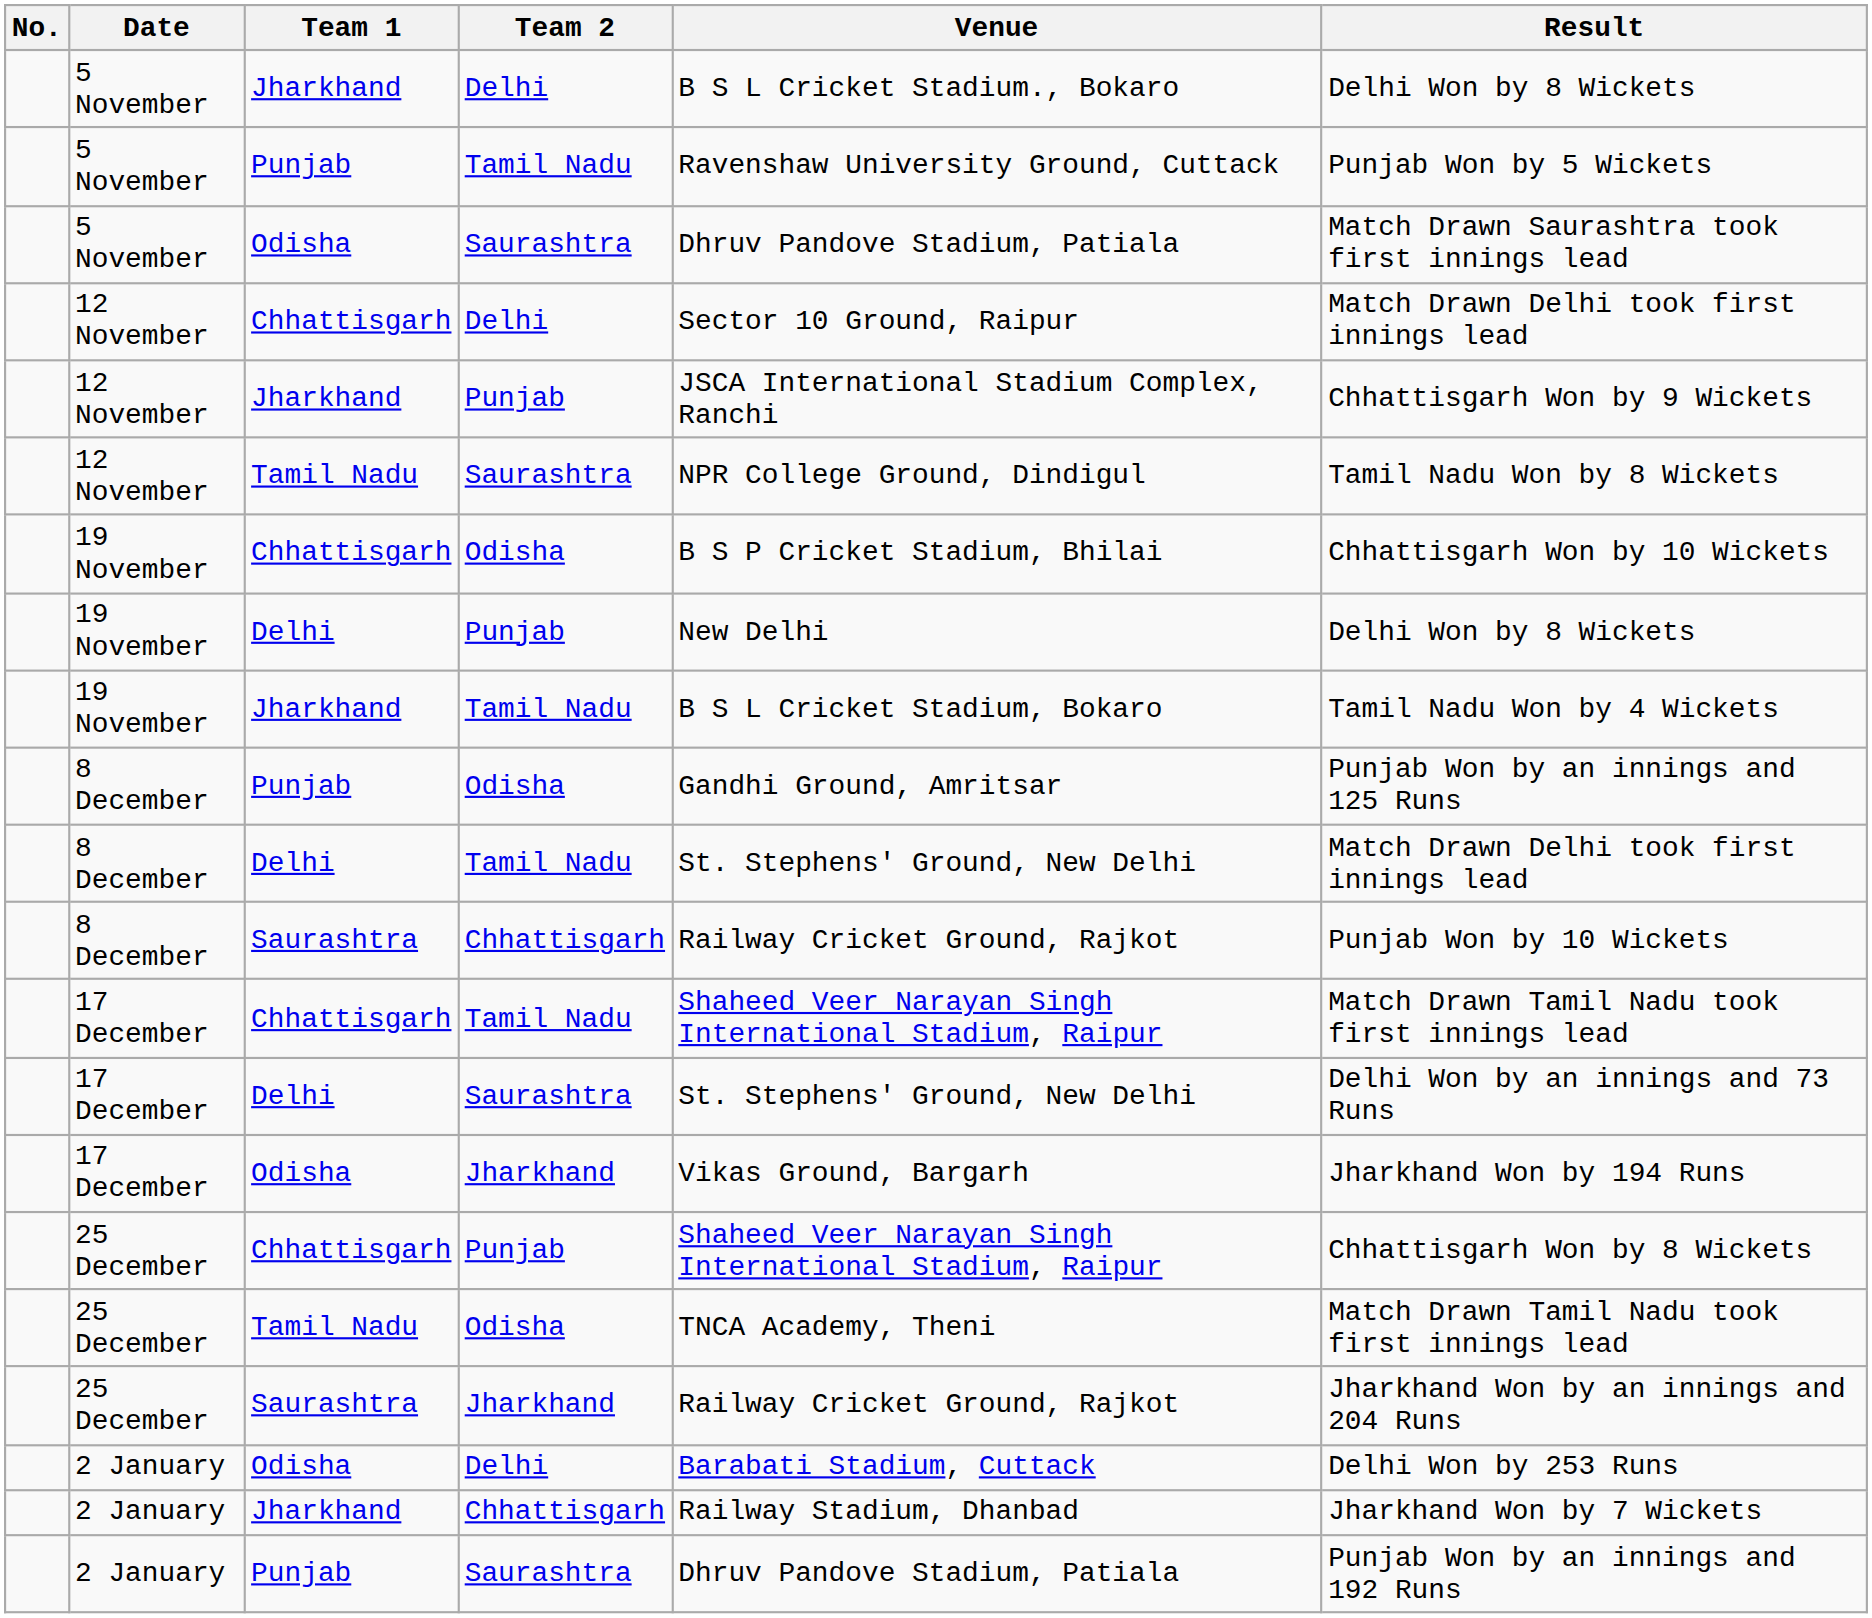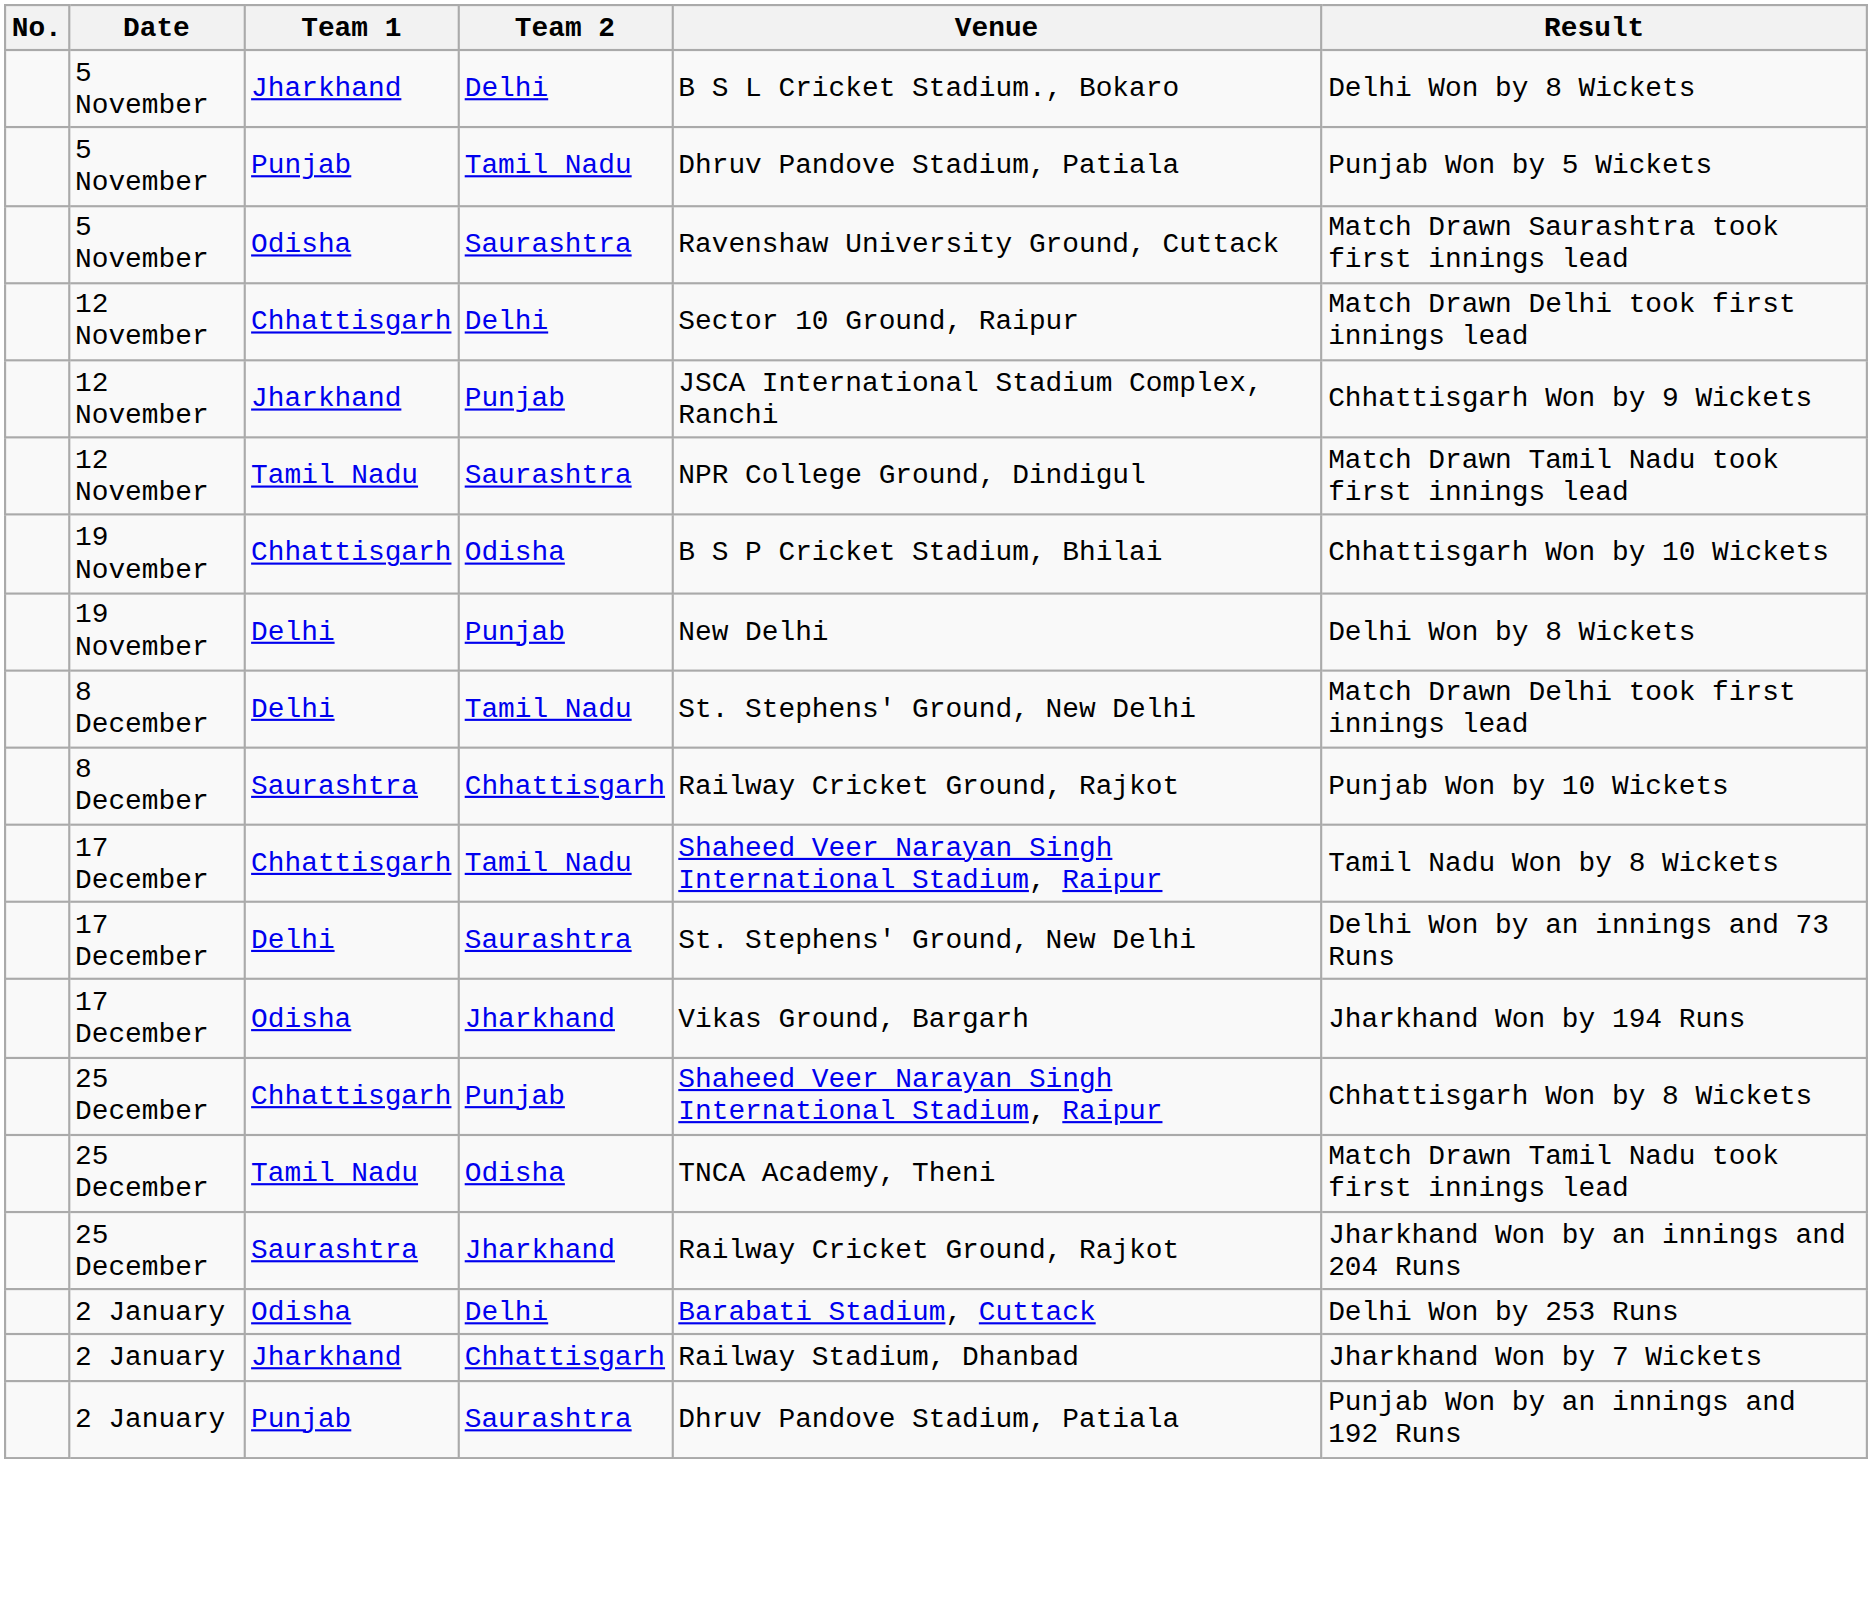(979, 167) Ravenshaw University Ground, Cuttack -> (929, 167) Dhruv Pandove Stadium, Patiala
(929, 244) Dhruv Pandove Stadium, Patiala -> (979, 244) Ravenshaw University Ground, Cuttack
(1554, 476) Tamil Nadu Won by 8 Wickets -> (1554, 476) Match Drawn Tamil Nadu took first innings lead
- row: (142, 709)
- row: (142, 786)
(1554, 1018) Match Drawn Tamil Nadu took first innings lead -> (1554, 864) Tamil Nadu Won by 8 Wickets
